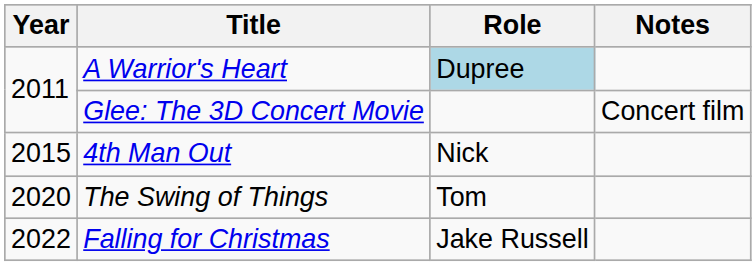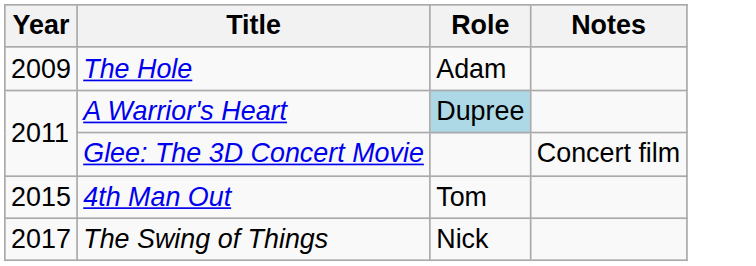+ row: (138, 68)
(462, 153) Nick -> (462, 196) Tom
(41, 196) 2020 -> (41, 238) 2017
(462, 196) Tom -> (462, 238) Nick
- row: (206, 238)
